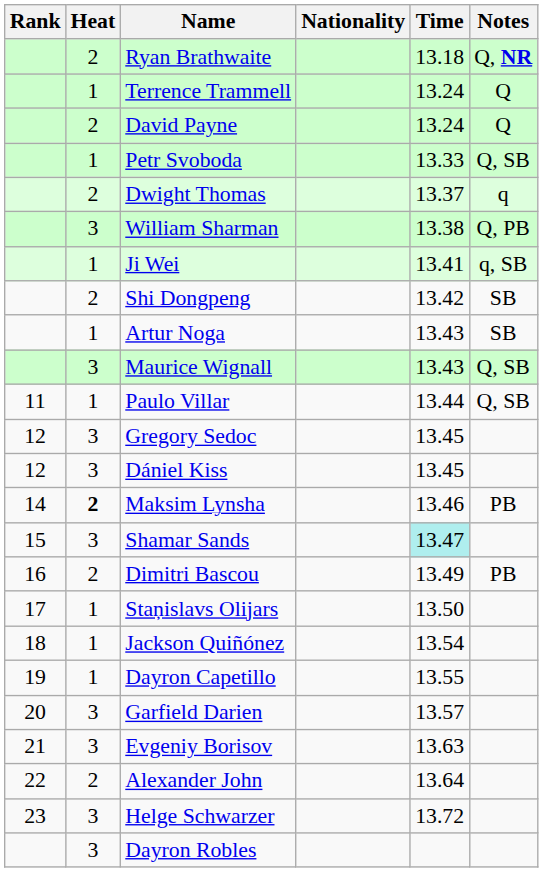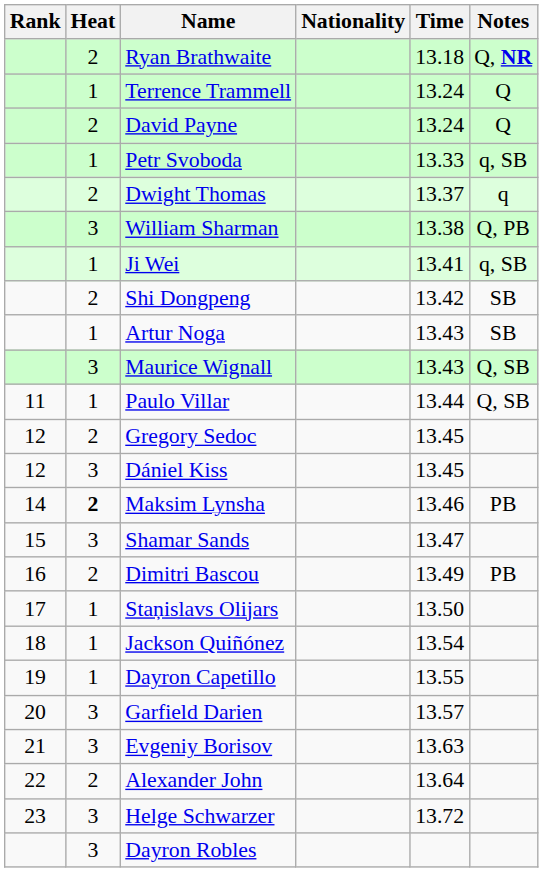(503, 159) Q, SB -> (503, 159) q, SB
(93, 435) 3 -> (93, 435) 2
(440, 539) paleturquoise background -> (440, 539) no background
